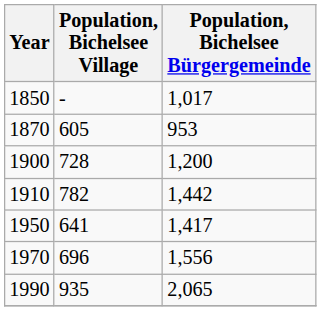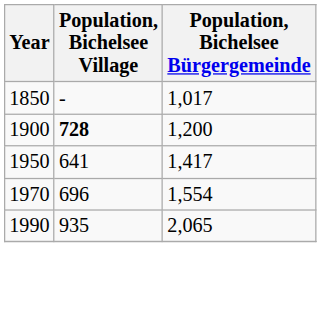- row: (29, 129)
(74, 161) normal -> (74, 129) bold
- row: (29, 193)
(190, 257) 1,556 -> (190, 193) 1,554
